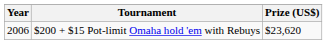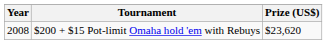(18, 30) 2006 -> (18, 30) 2008
